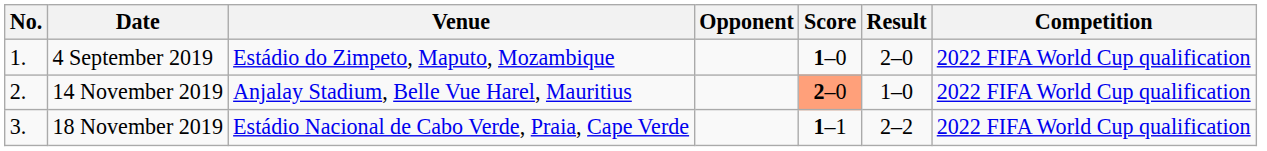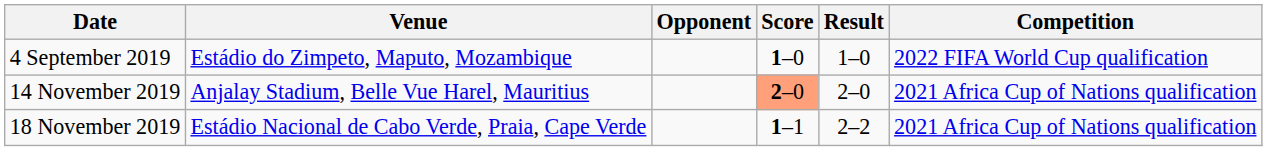- column: (26, 22)
(897, 57) 2–0 -> (854, 57) 1–0
(897, 92) 1–0 -> (854, 92) 2–0
(1094, 92) 2022 FIFA World Cup qualification -> (1075, 92) 2021 Africa Cup of Nations qualification
(1094, 127) 2022 FIFA World Cup qualification -> (1075, 127) 2021 Africa Cup of Nations qualification
